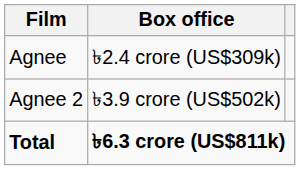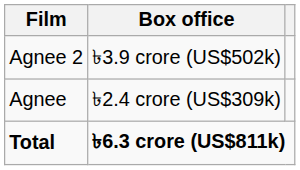rows swapped: (38, 57) <-> (46, 99)
